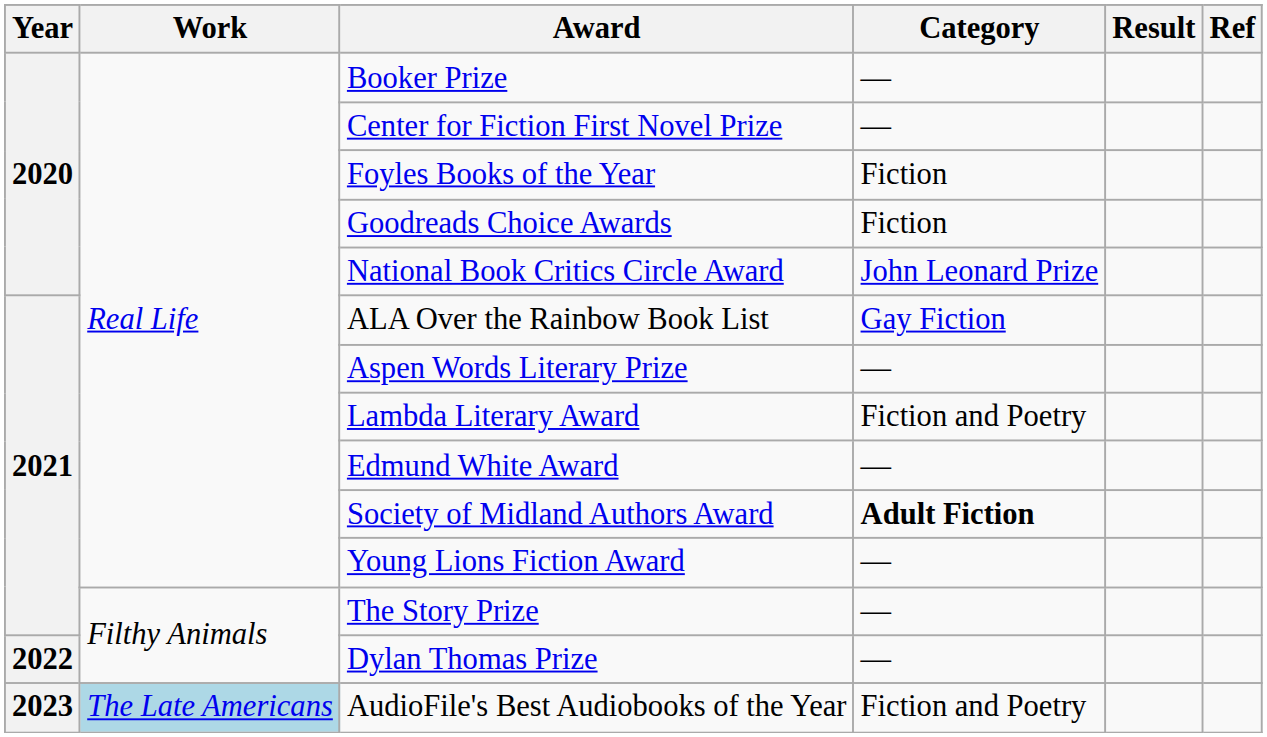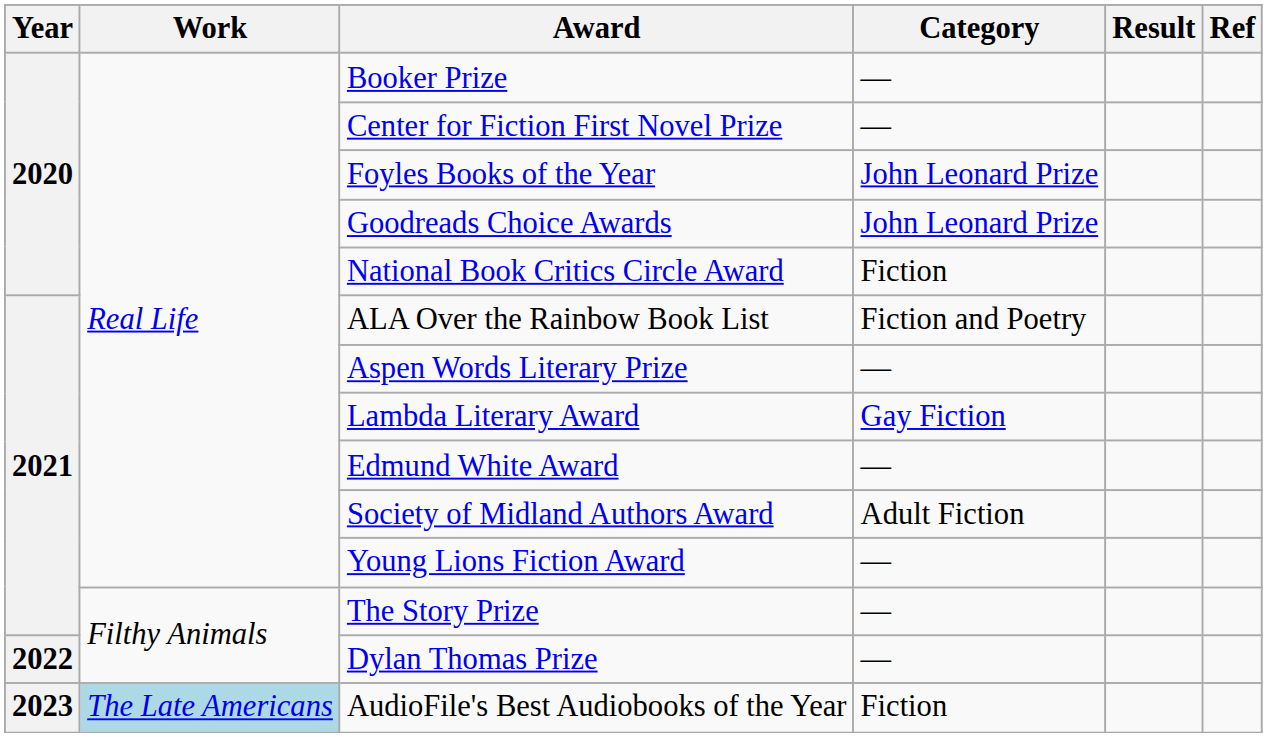(904, 174) Fiction -> (979, 174) John Leonard Prize
(904, 222) Fiction -> (979, 222) John Leonard Prize
(979, 271) John Leonard Prize -> (904, 271) Fiction
(933, 319) Gay Fiction -> (973, 319) Fiction and Poetry
(973, 416) Fiction and Poetry -> (933, 416) Gay Fiction
(948, 513) bold -> (942, 513) normal
(973, 707) Fiction and Poetry -> (904, 707) Fiction
